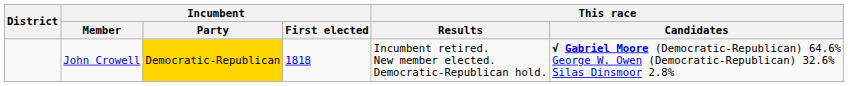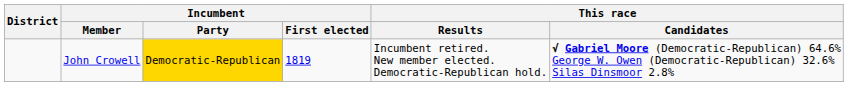(298, 60) 1818 -> (298, 60) 1819
